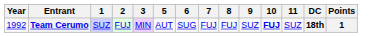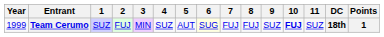+ column: (164, 11)
(16, 25) 1992 -> (16, 25) 1999
(187, 25) no background -> (209, 25) lightyellow background
